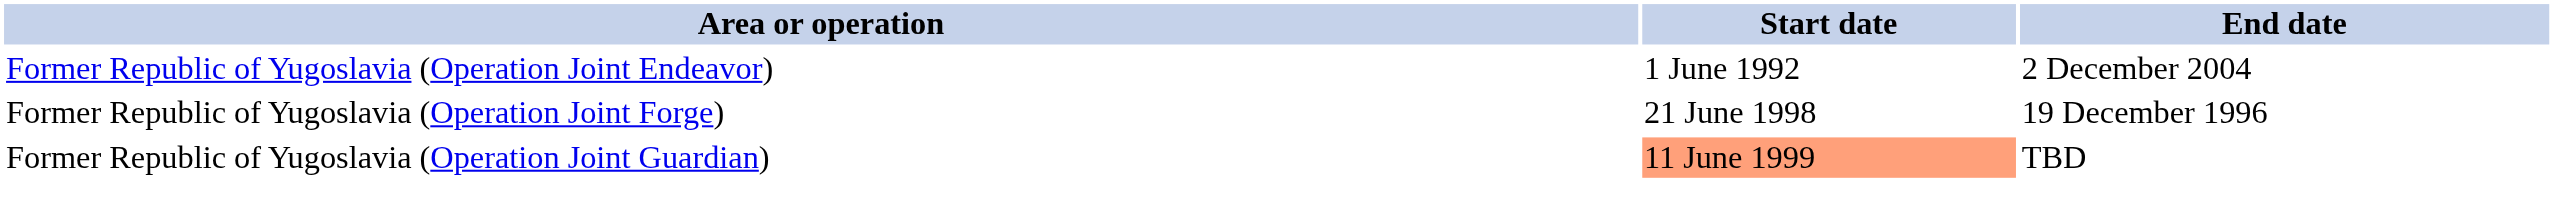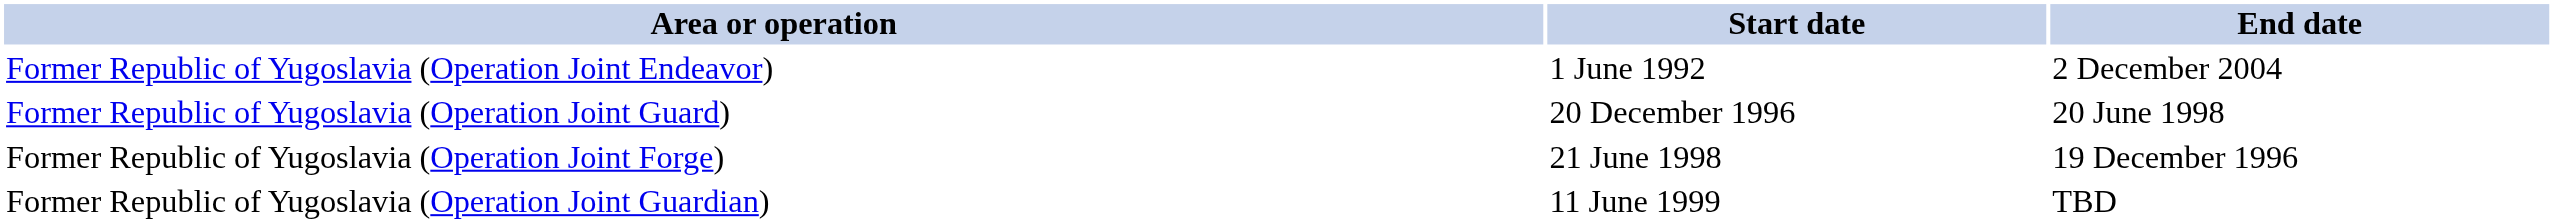+ row: (368, 112)
(1730, 157) lightsalmon background -> (1635, 201) no background
